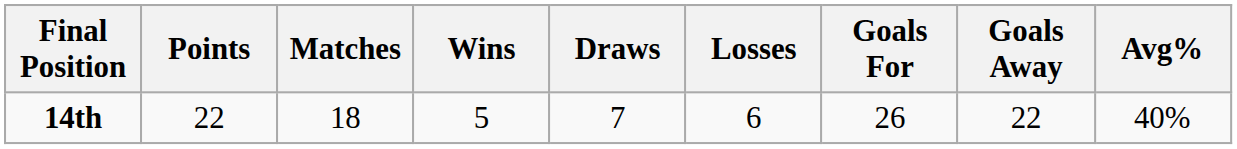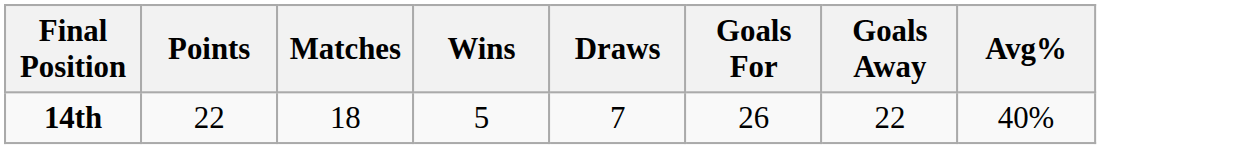- column: (754, 48)
